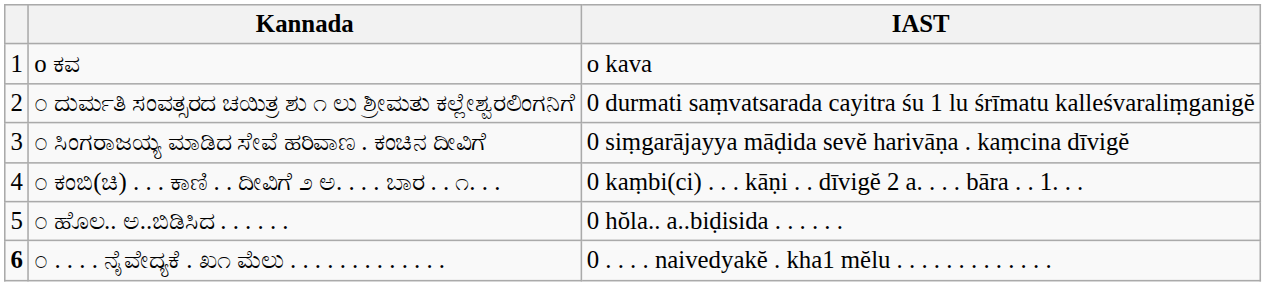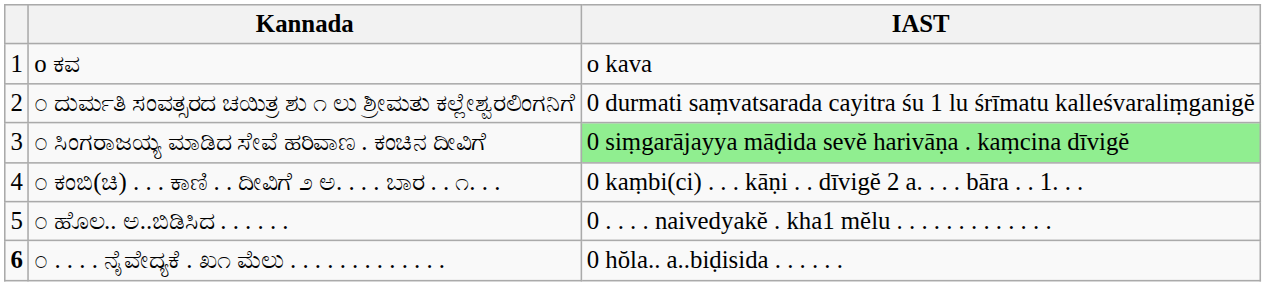(858, 142) no background -> (858, 142) lightgreen background
(715, 220) 0 hŏla.. a..biḍisida . . . . . . -> (819, 220) 0 . . . . naivedyakĕ . kha1 mĕlu . . . . . . . . . . . . .
(819, 260) 0 . . . . naivedyakĕ . kha1 mĕlu . . . . . . . . . . . . . -> (715, 260) 0 hŏla.. a..biḍisida . . . . . .
